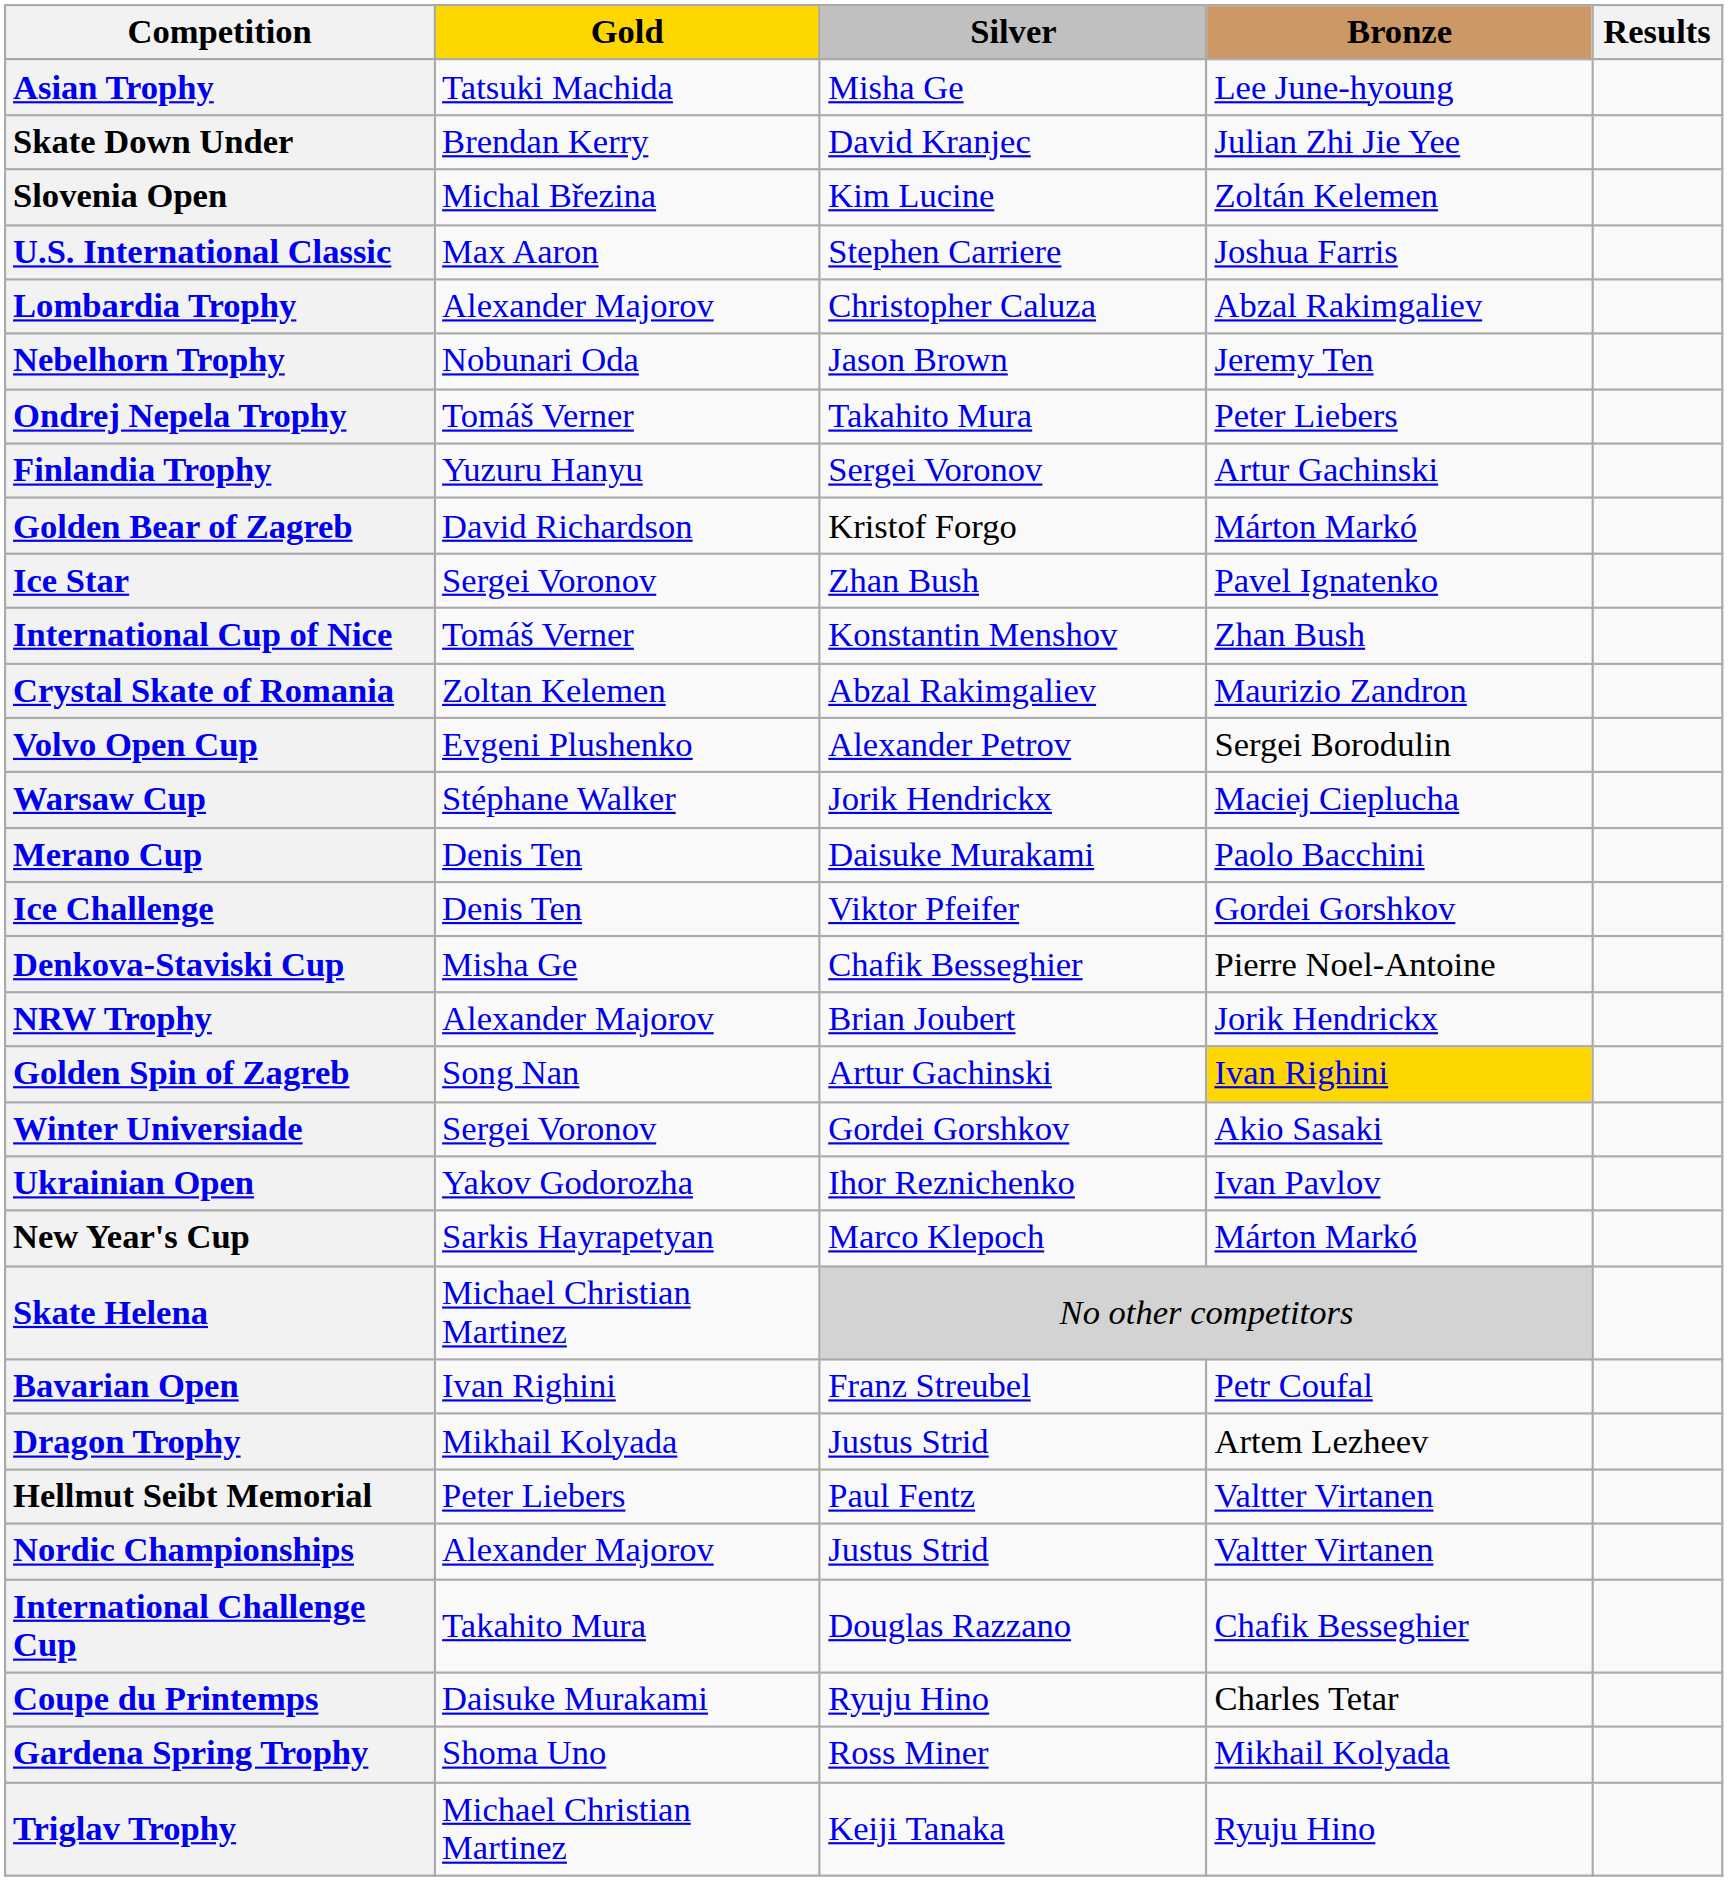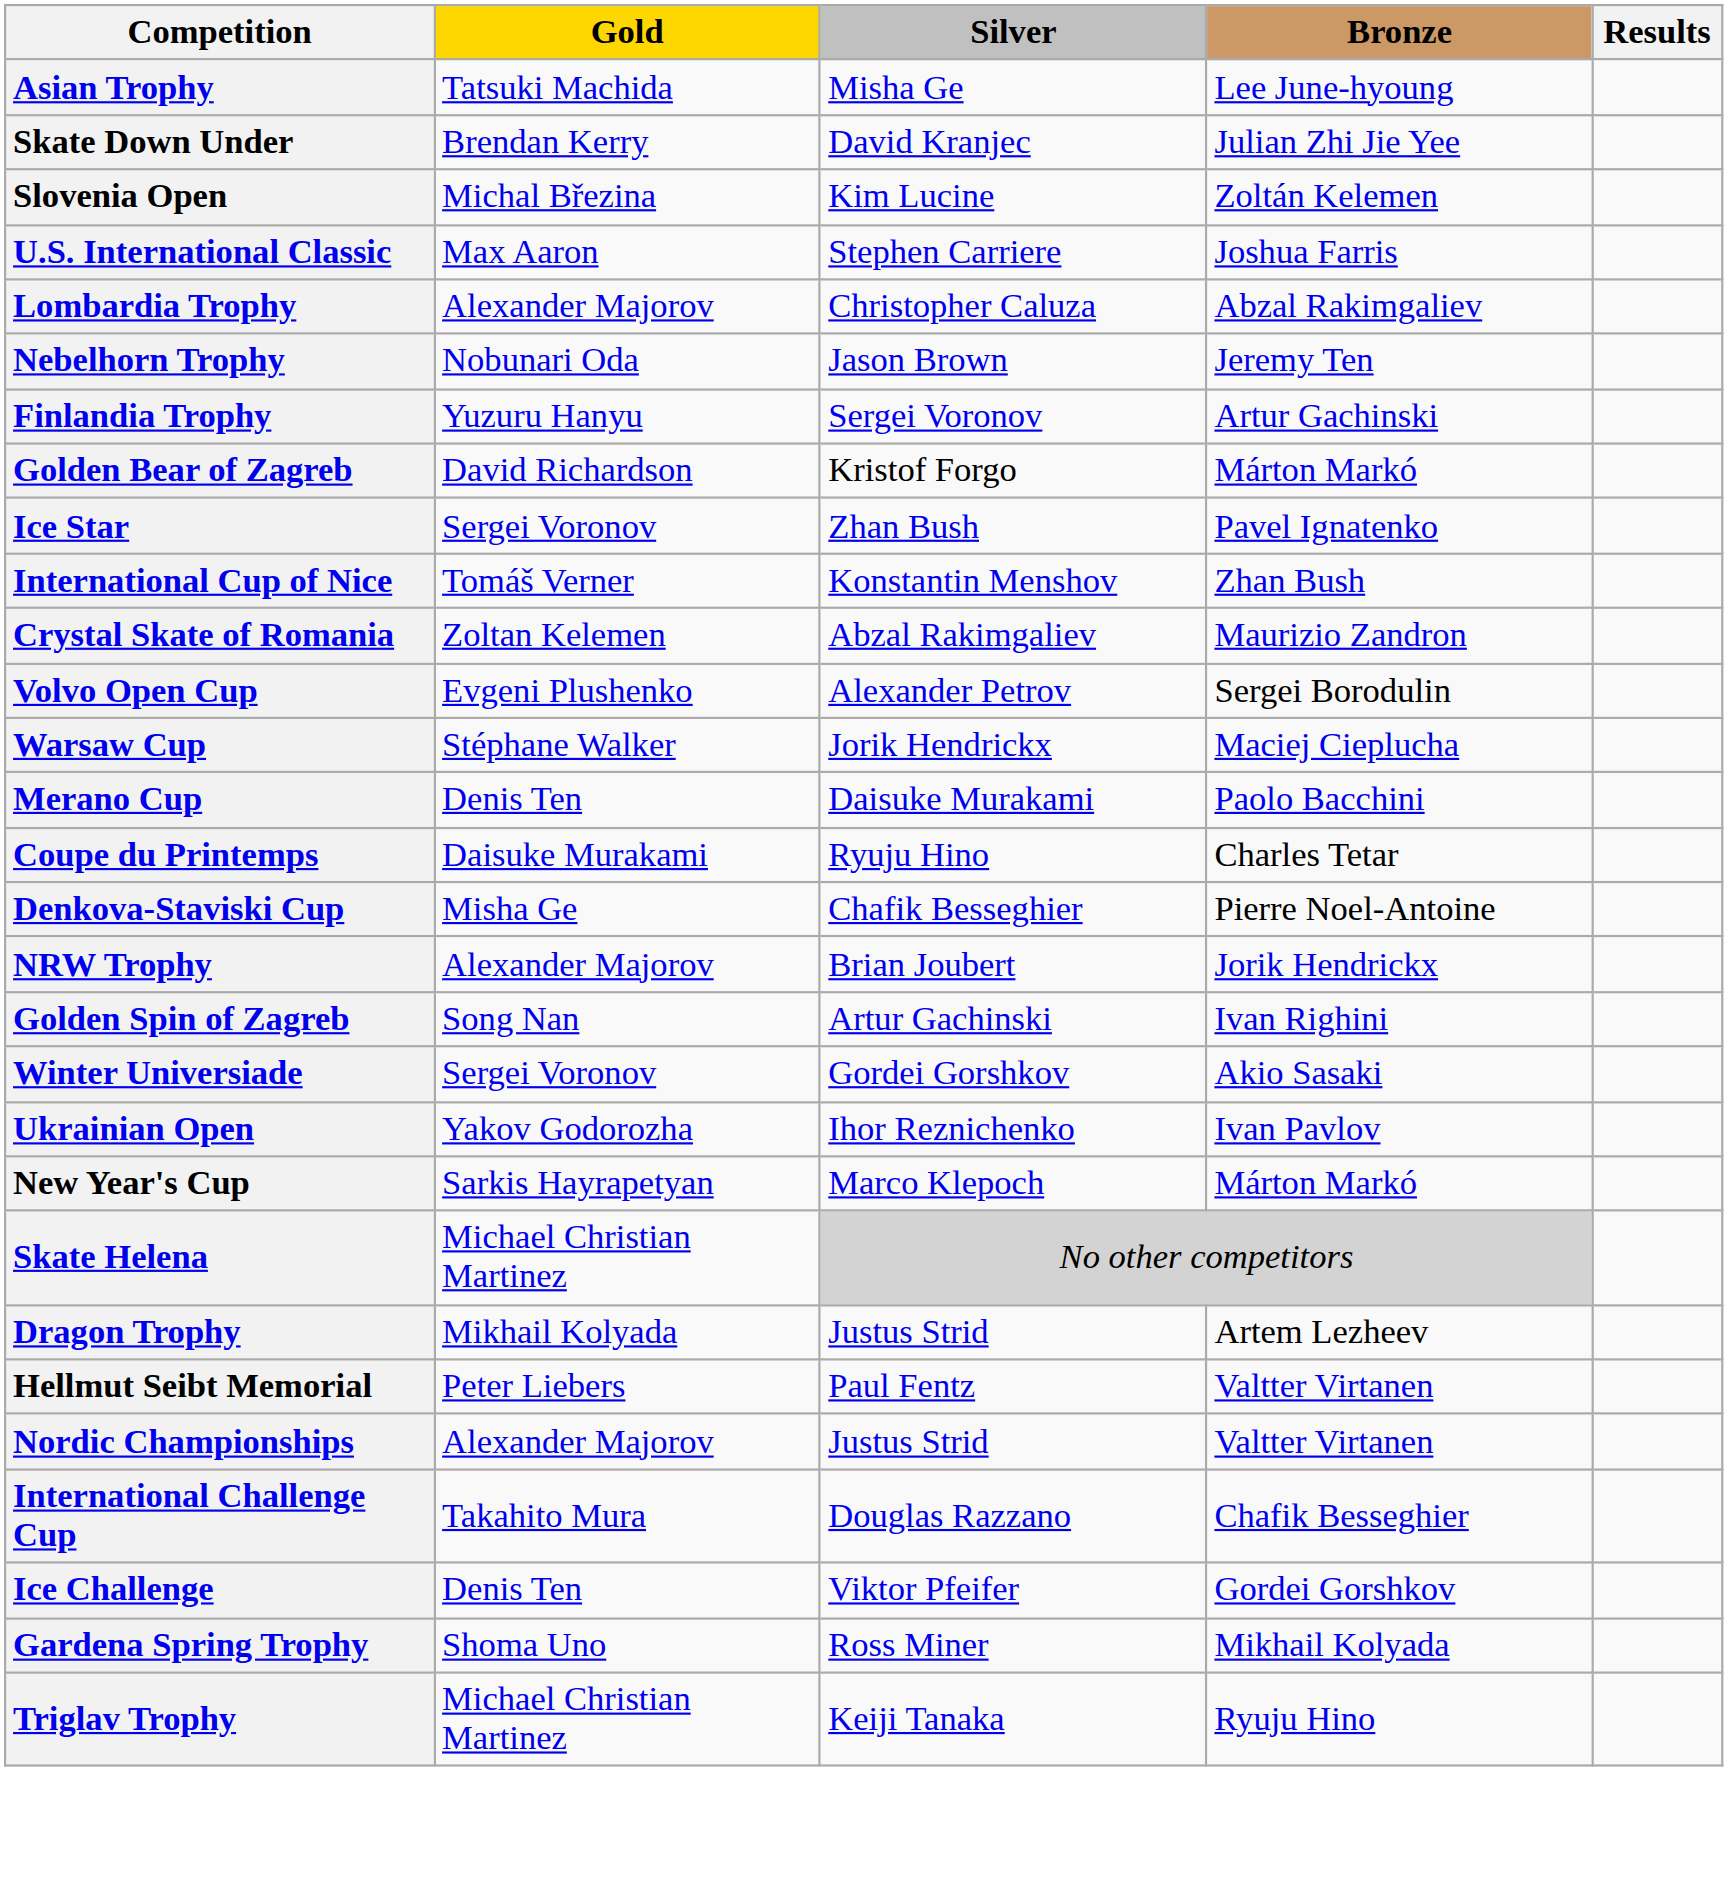- row: (180, 415)
rows swapped: (113, 908) <-> (166, 1699)
(1301, 1073) gold background -> (1301, 1018) no background
- row: (126, 1386)
